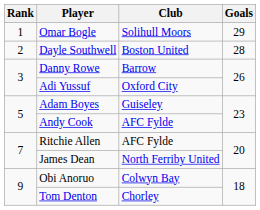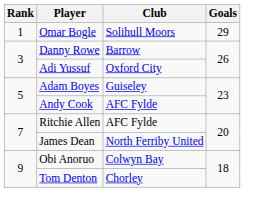- row: (78, 50)
